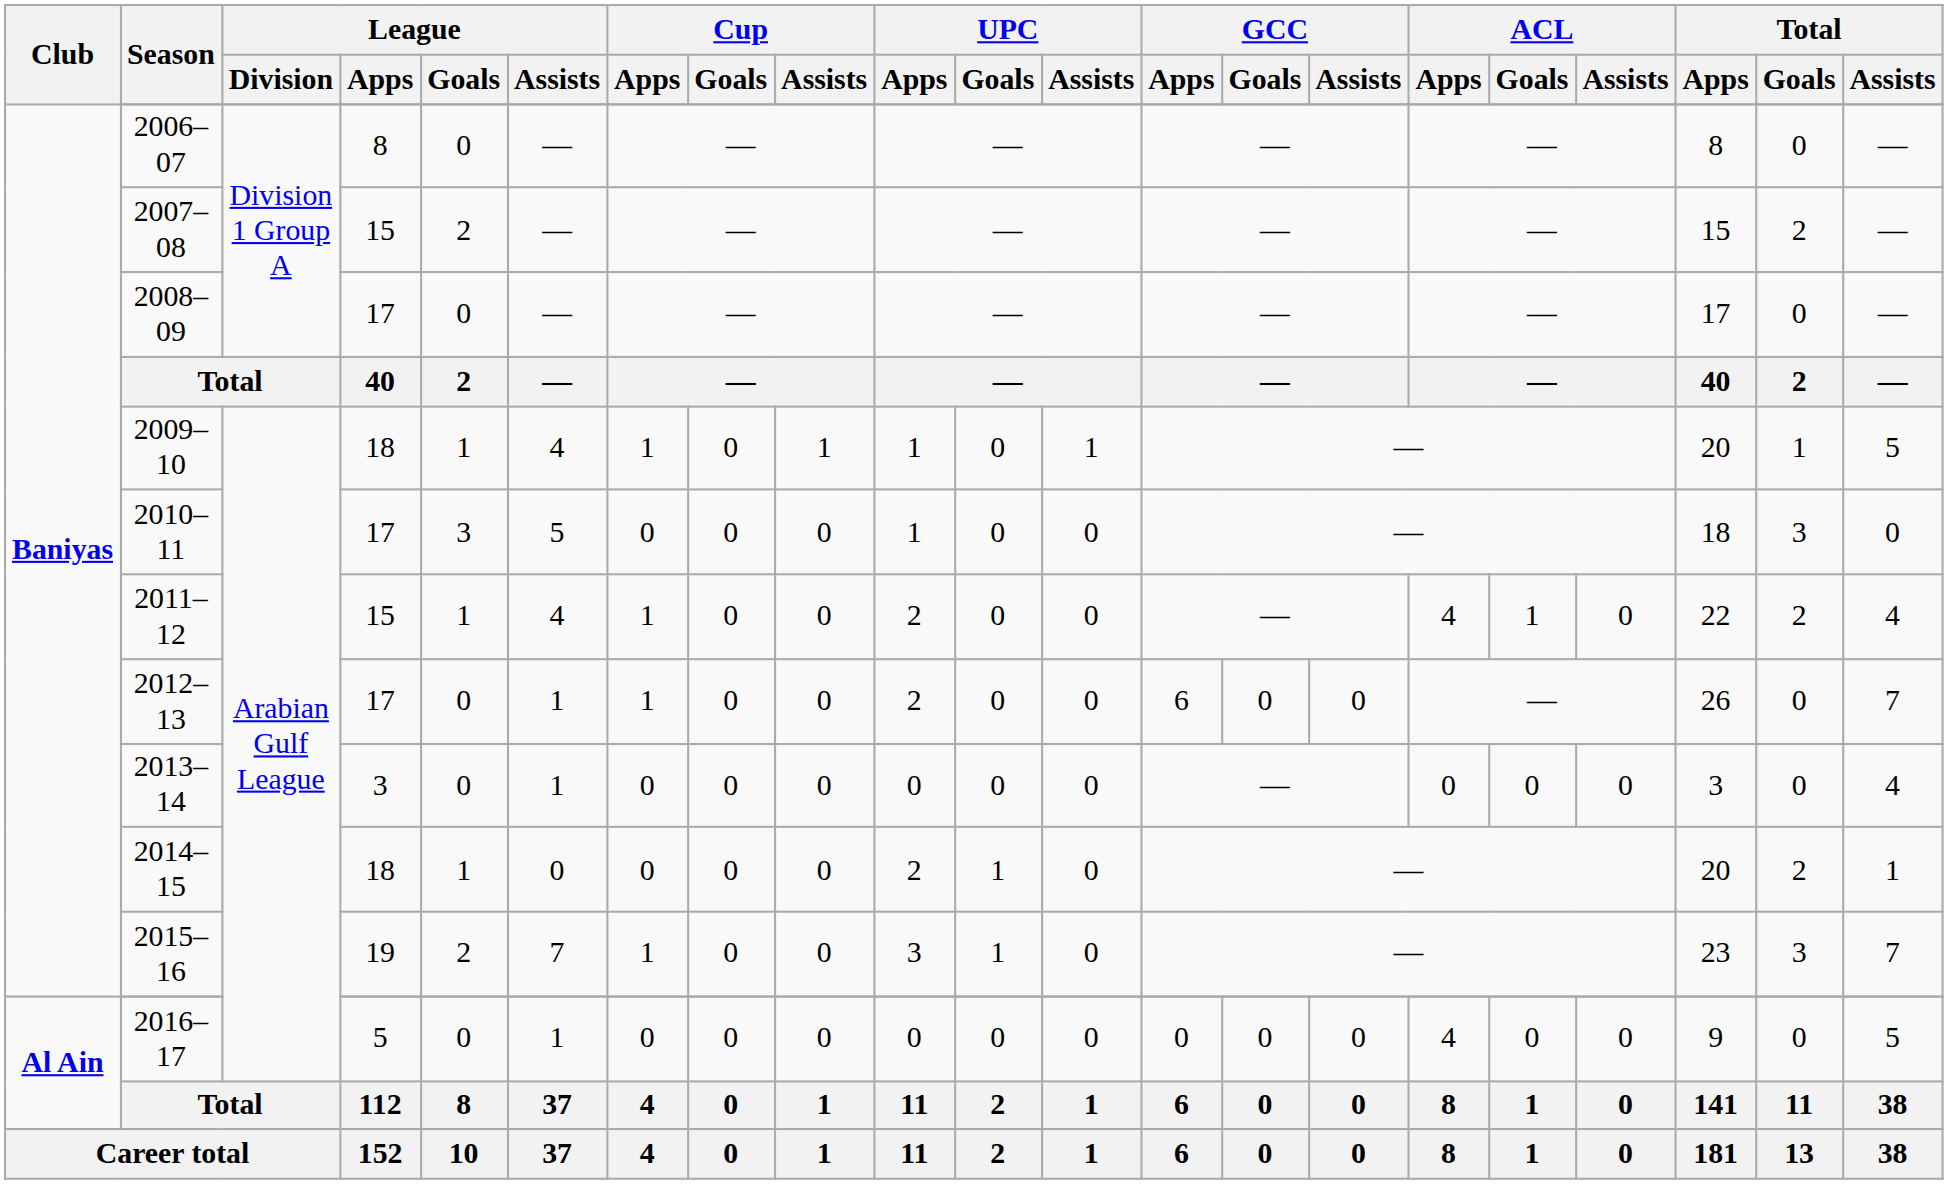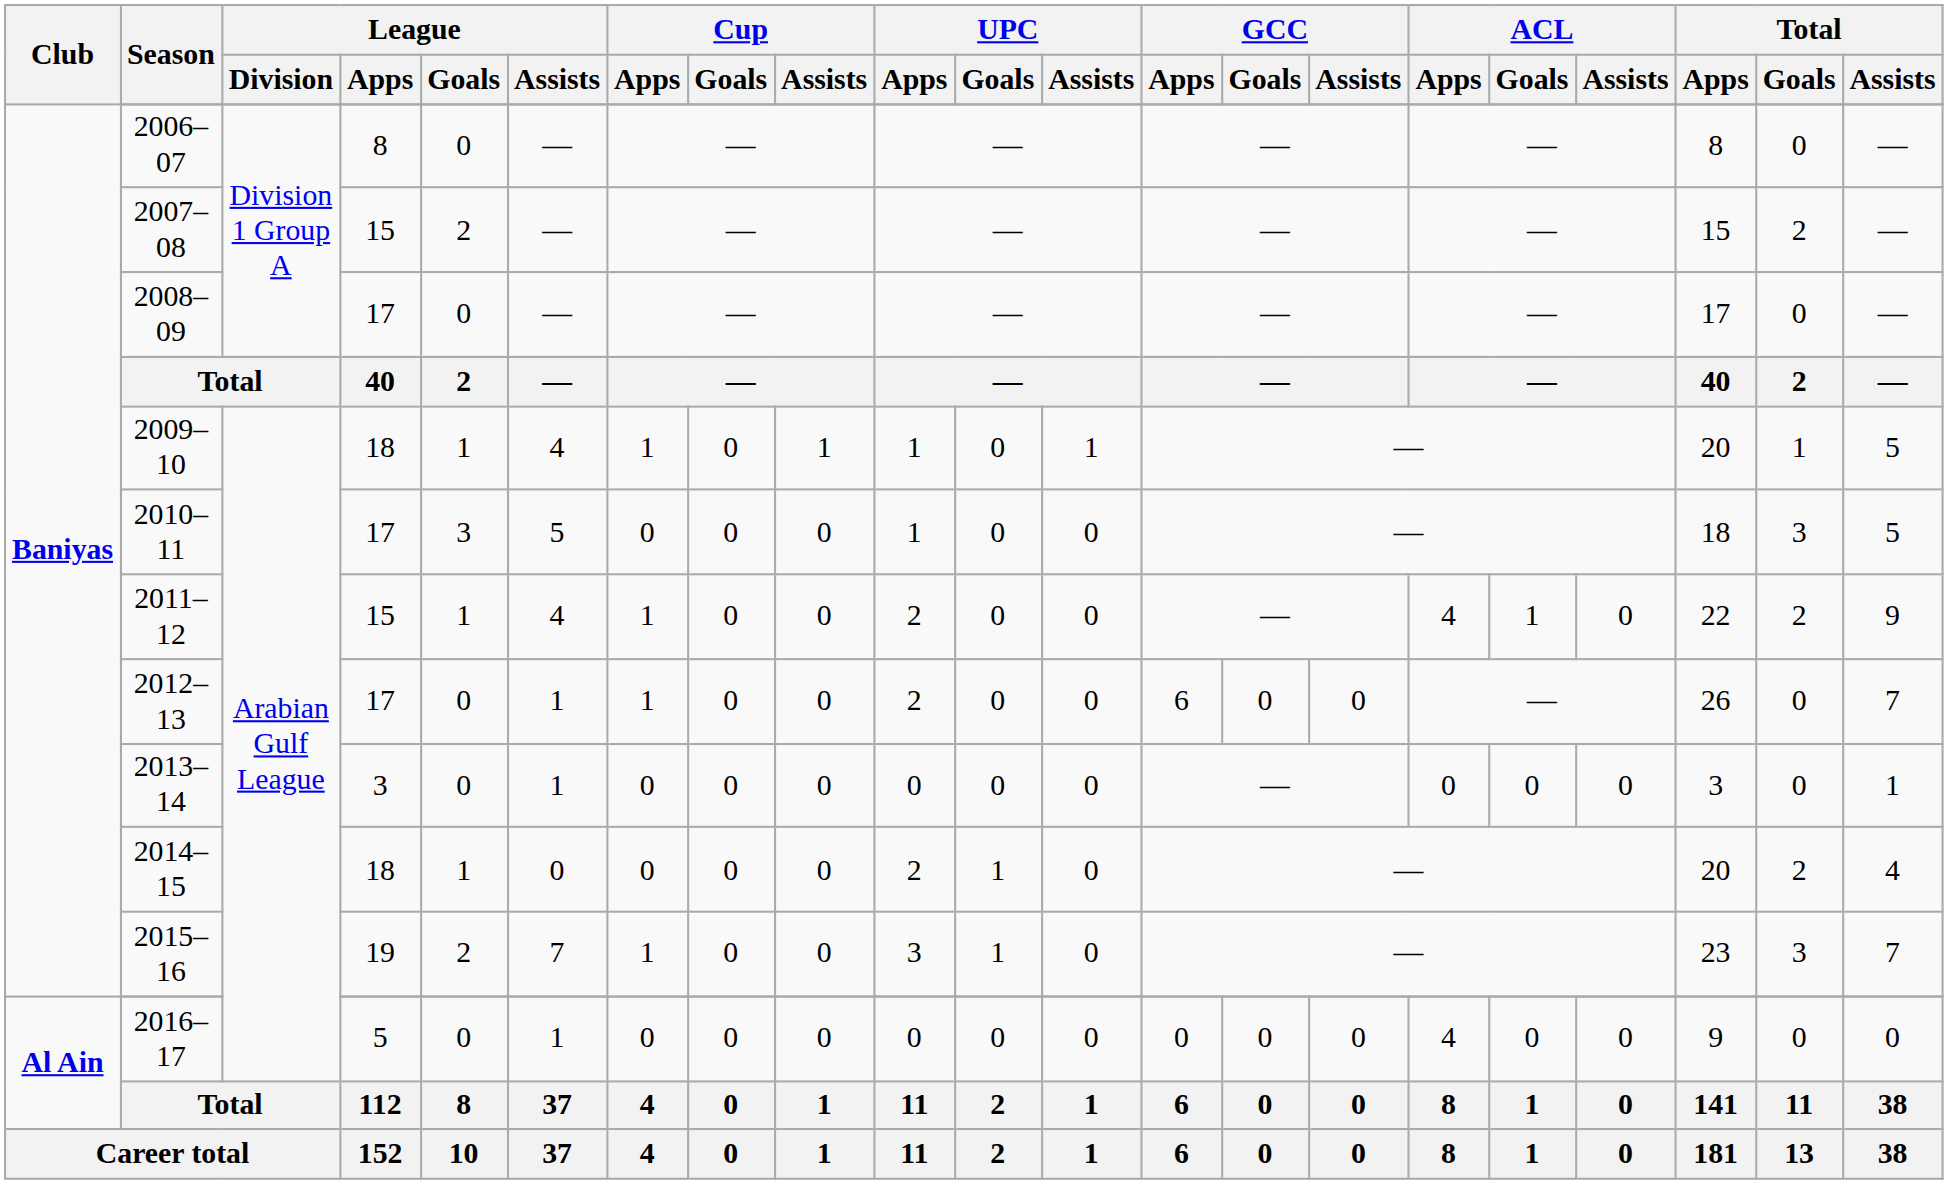(1893, 531) 0 -> (1893, 531) 5
(1893, 616) 4 -> (1893, 616) 9
(1893, 785) 4 -> (1893, 785) 1
(1893, 869) 1 -> (1893, 869) 4
(1893, 1038) 5 -> (1893, 1038) 0
